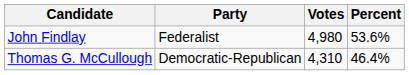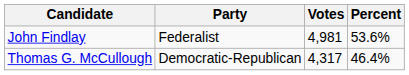(325, 37) 4,980 -> (325, 37) 4,981
(325, 59) 4,310 -> (325, 59) 4,317
